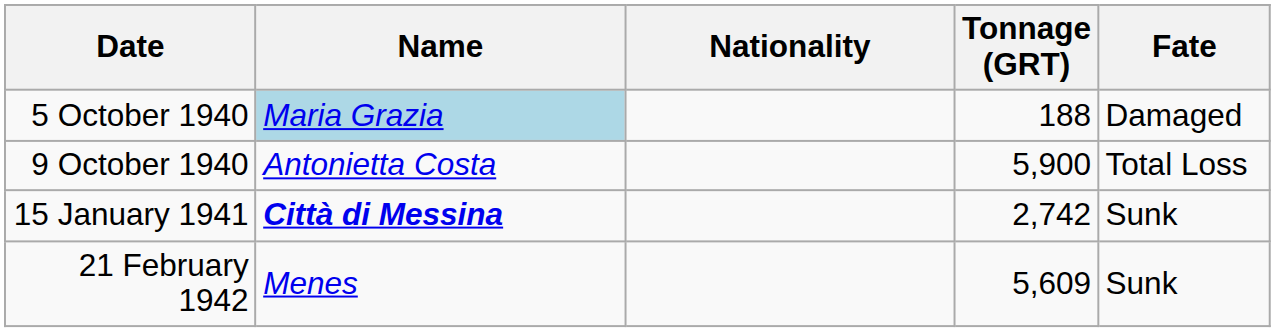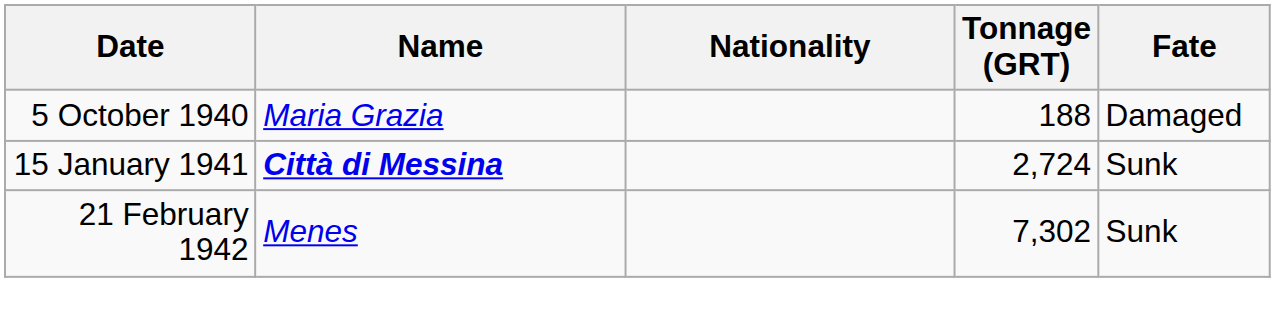(353, 114) lightblue background -> (353, 114) no background
- row: (140, 164)
(1052, 214) 2,742 -> (1052, 164) 2,724
(1052, 282) 5,609 -> (1052, 232) 7,302
